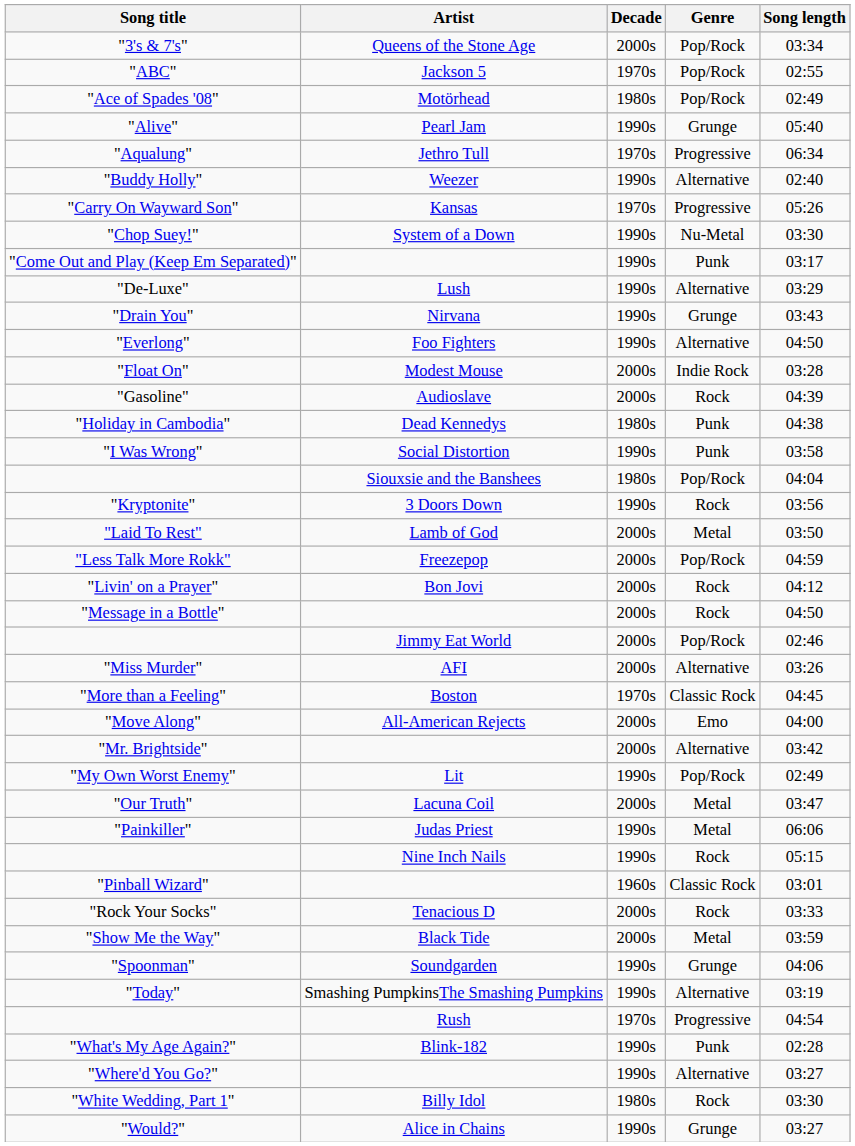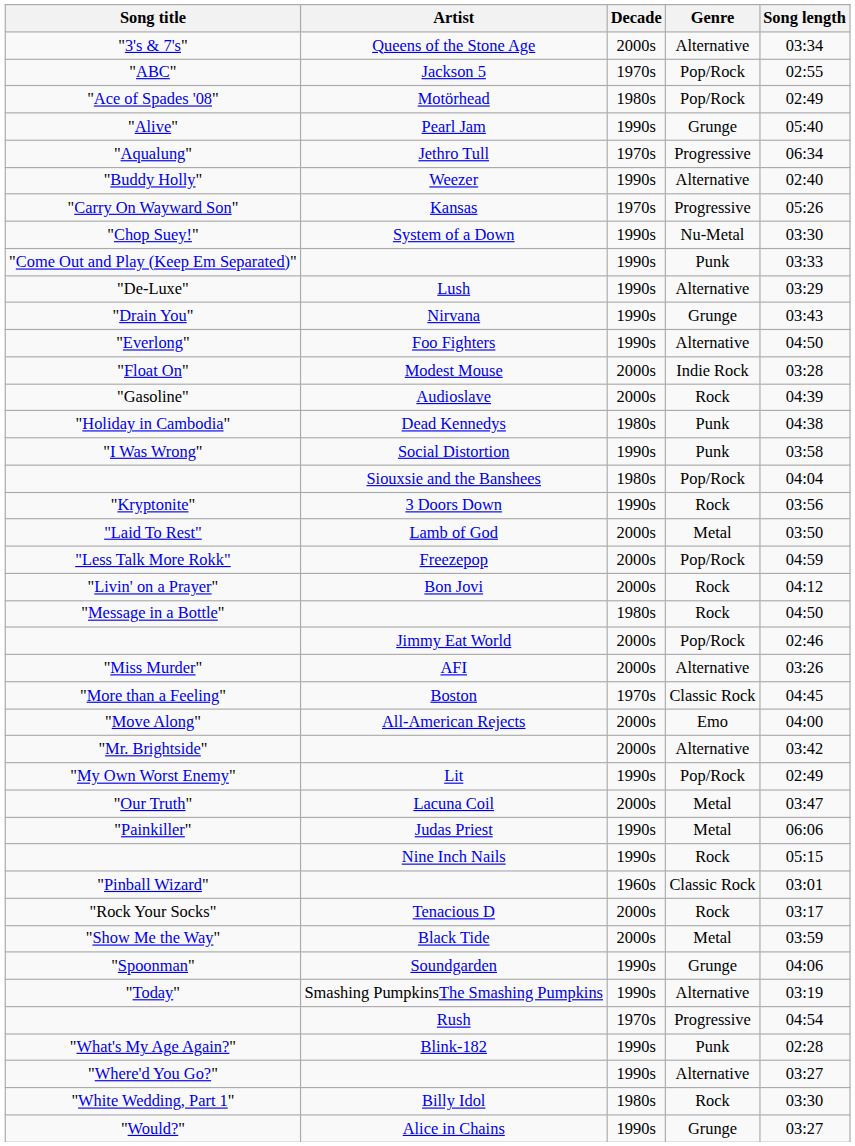(712, 45) Pop/Rock -> (712, 45) Alternative
(804, 261) 03:17 -> (804, 261) 03:33
(636, 613) 2000s -> (636, 613) 1980s
(804, 911) 03:33 -> (804, 911) 03:17
